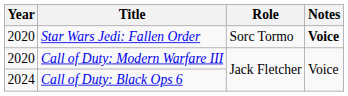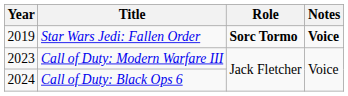(21, 36) 2020 -> (21, 36) 2019
(262, 36) normal -> (264, 36) bold
(21, 58) 2020 -> (21, 58) 2023
